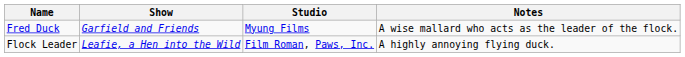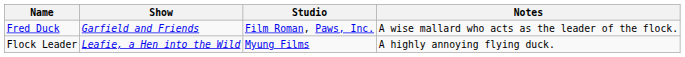(277, 28) Myung Films -> (309, 28) Film Roman, Paws, Inc.
(309, 44) Film Roman, Paws, Inc. -> (277, 44) Myung Films
